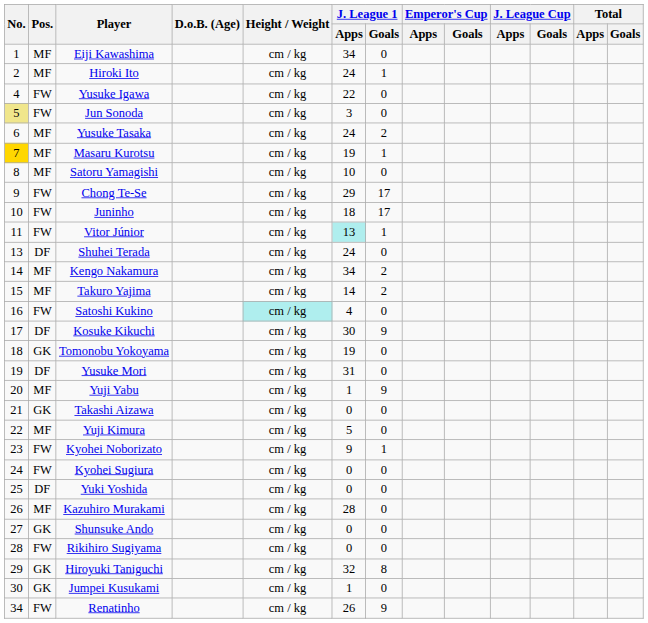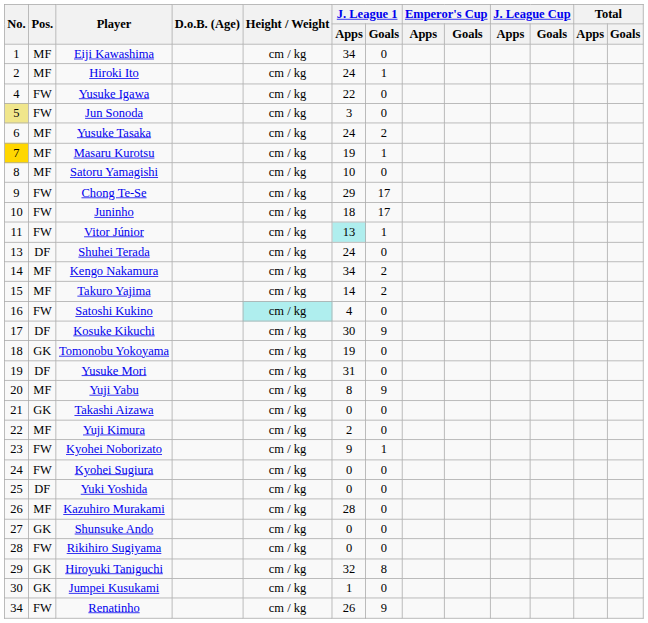(349, 390) 1 -> (349, 390) 8
(349, 430) 5 -> (349, 430) 2
